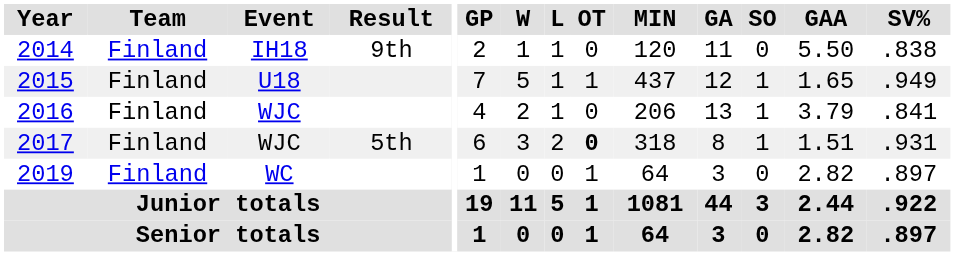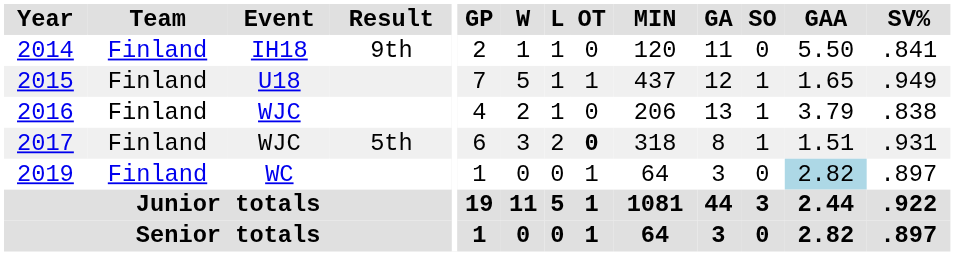(909, 50) .838 -> (909, 50) .841
(909, 112) .841 -> (909, 112) .838
(826, 174) no background -> (826, 174) lightblue background
